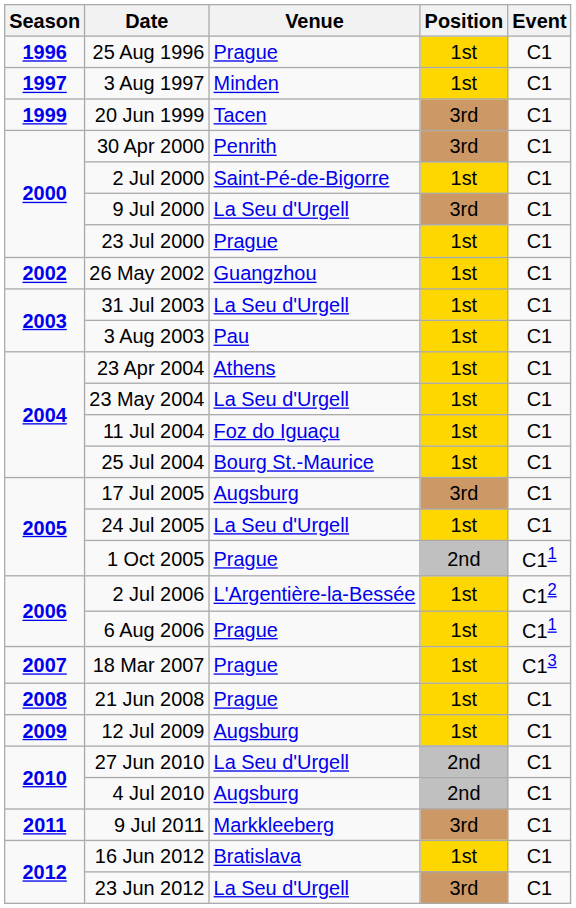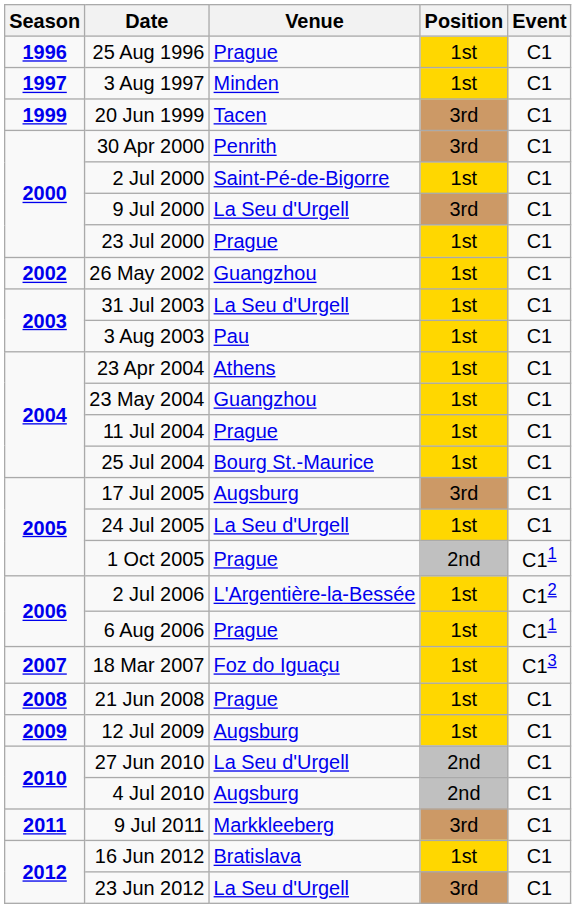(281, 399) La Seu d'Urgell -> (265, 399) Guangzhou
(277, 430) Foz do Iguaçu -> (246, 430) Prague
(246, 665) Prague -> (277, 665) Foz do Iguaçu
